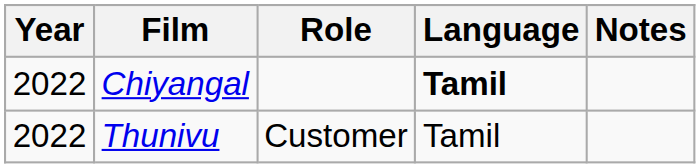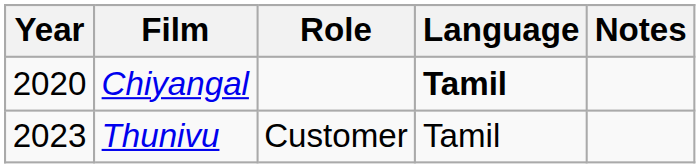(50, 83) 2022 -> (50, 83) 2020
(50, 135) 2022 -> (50, 135) 2023
